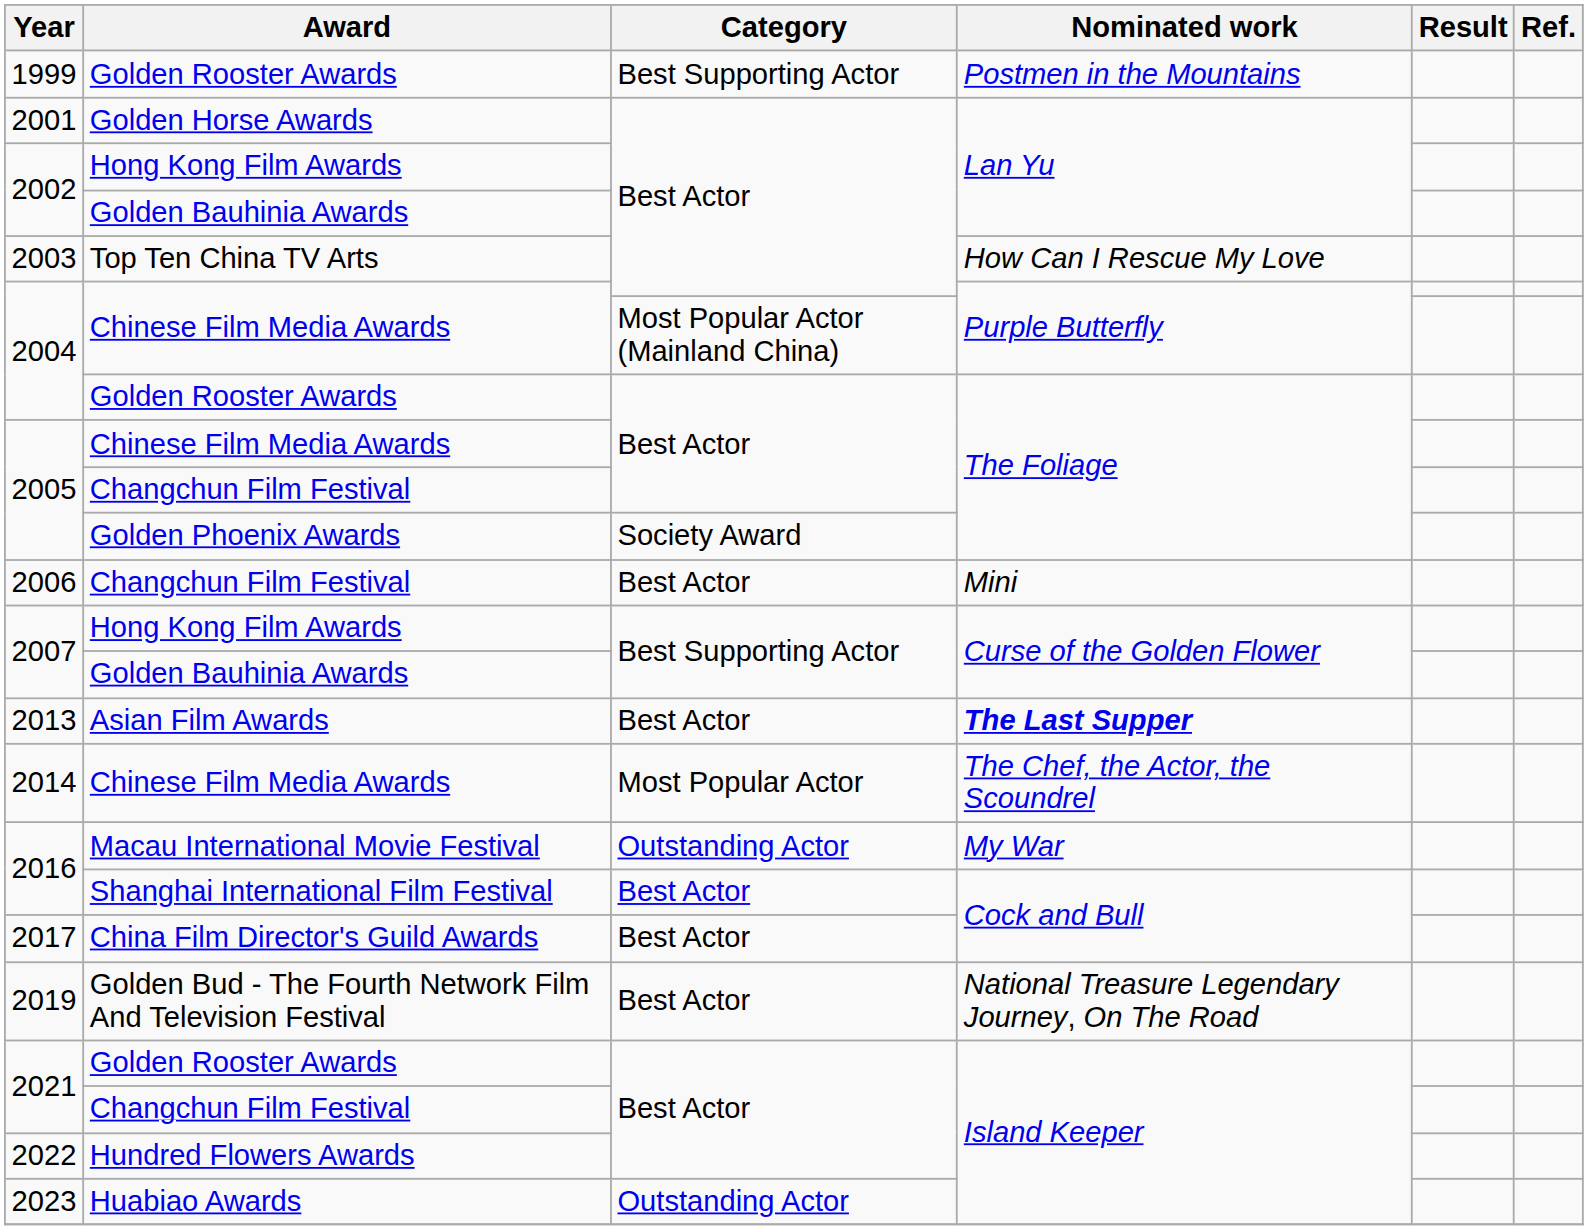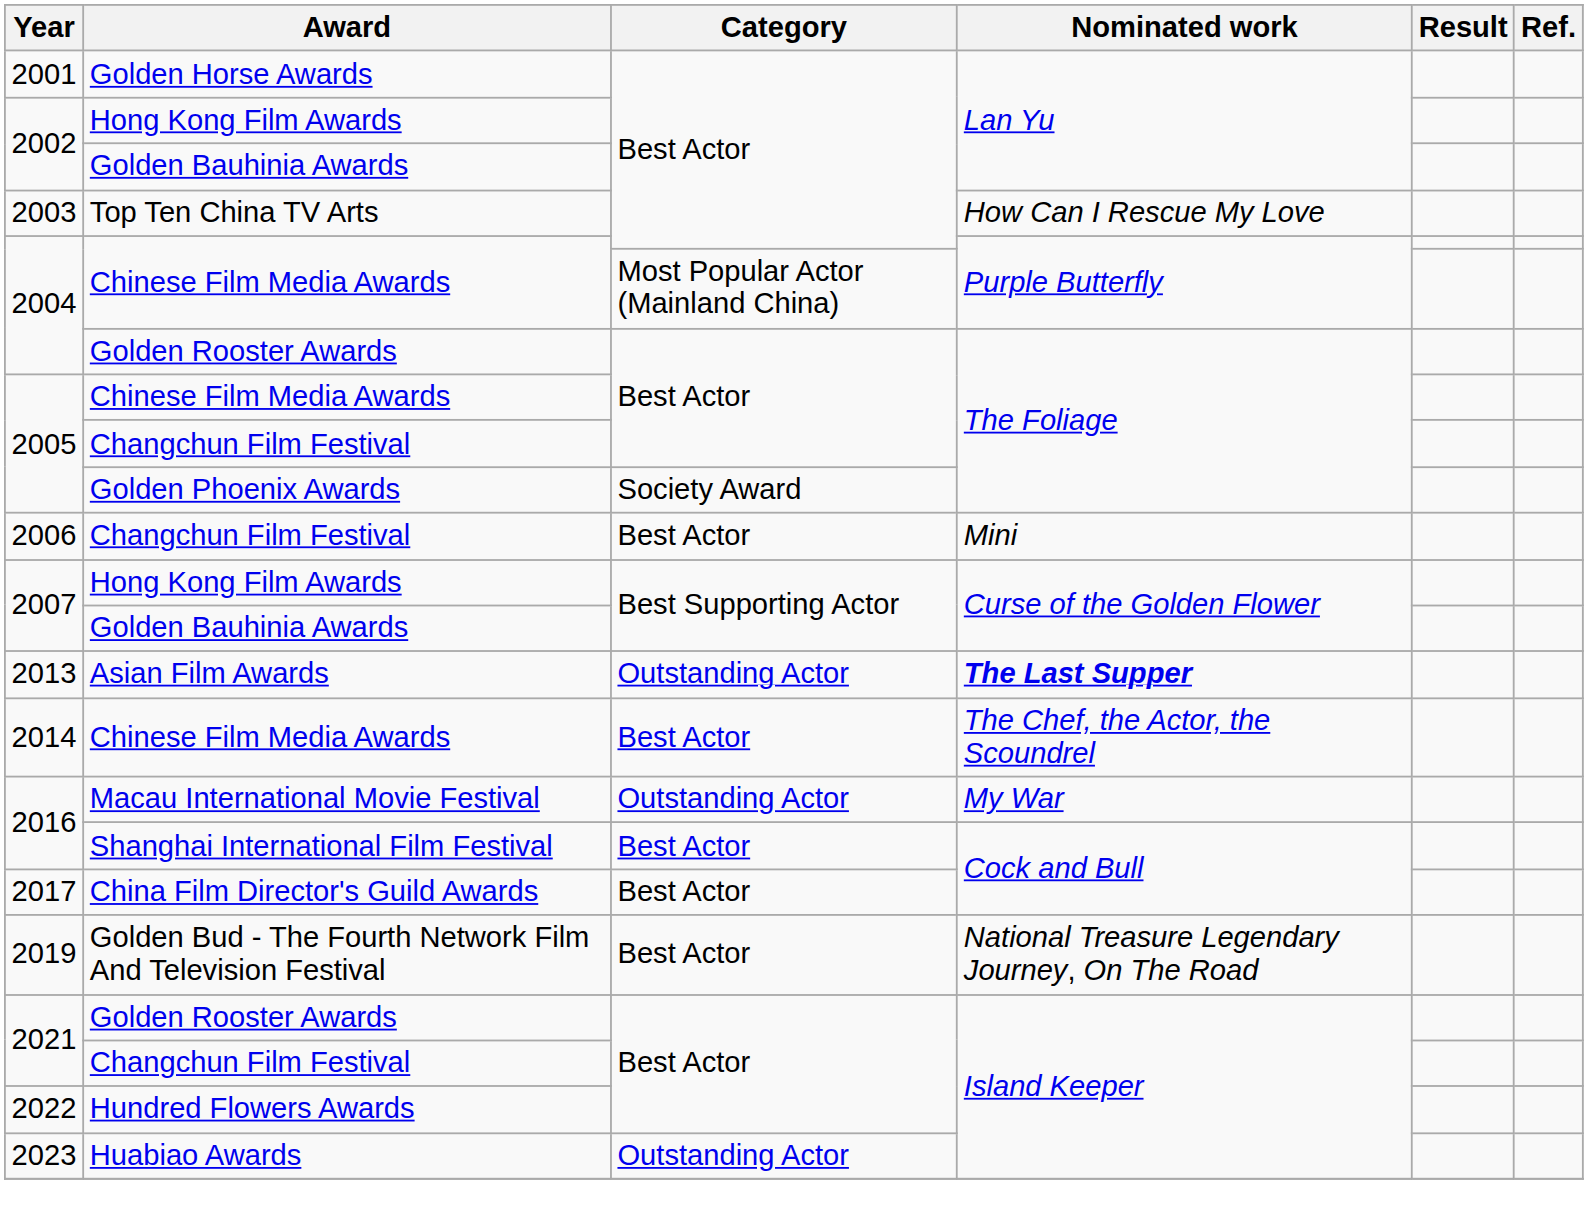- row: (44, 73)
(684, 720) Best Actor -> (733, 674) Outstanding Actor
(740, 782) Most Popular Actor -> (684, 736) Best Actor
